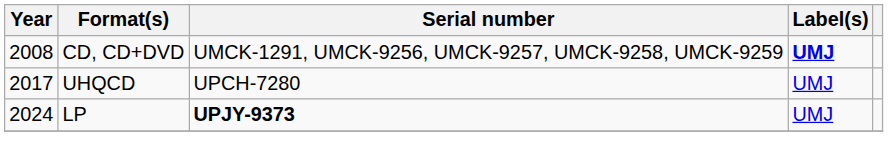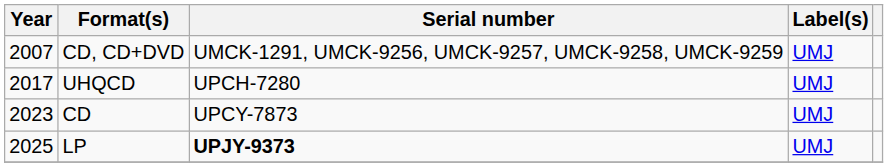(31, 51) 2008 -> (31, 51) 2007
(813, 51) bold -> (813, 51) normal
+ row: (77, 114)
(31, 114) 2024 -> (31, 146) 2025
